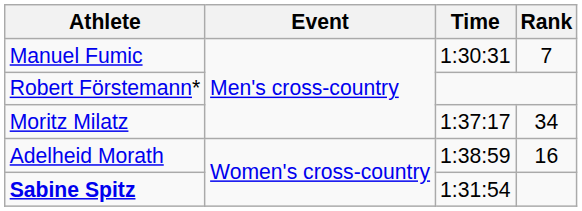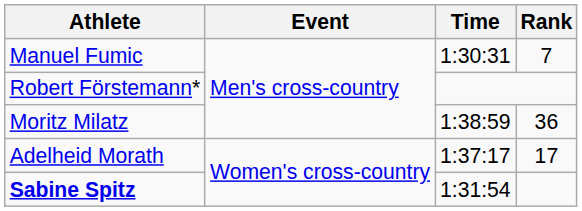(475, 122) 1:37:17 -> (475, 122) 1:38:59
(546, 122) 34 -> (546, 122) 36
(475, 156) 1:38:59 -> (475, 156) 1:37:17
(546, 156) 16 -> (546, 156) 17
